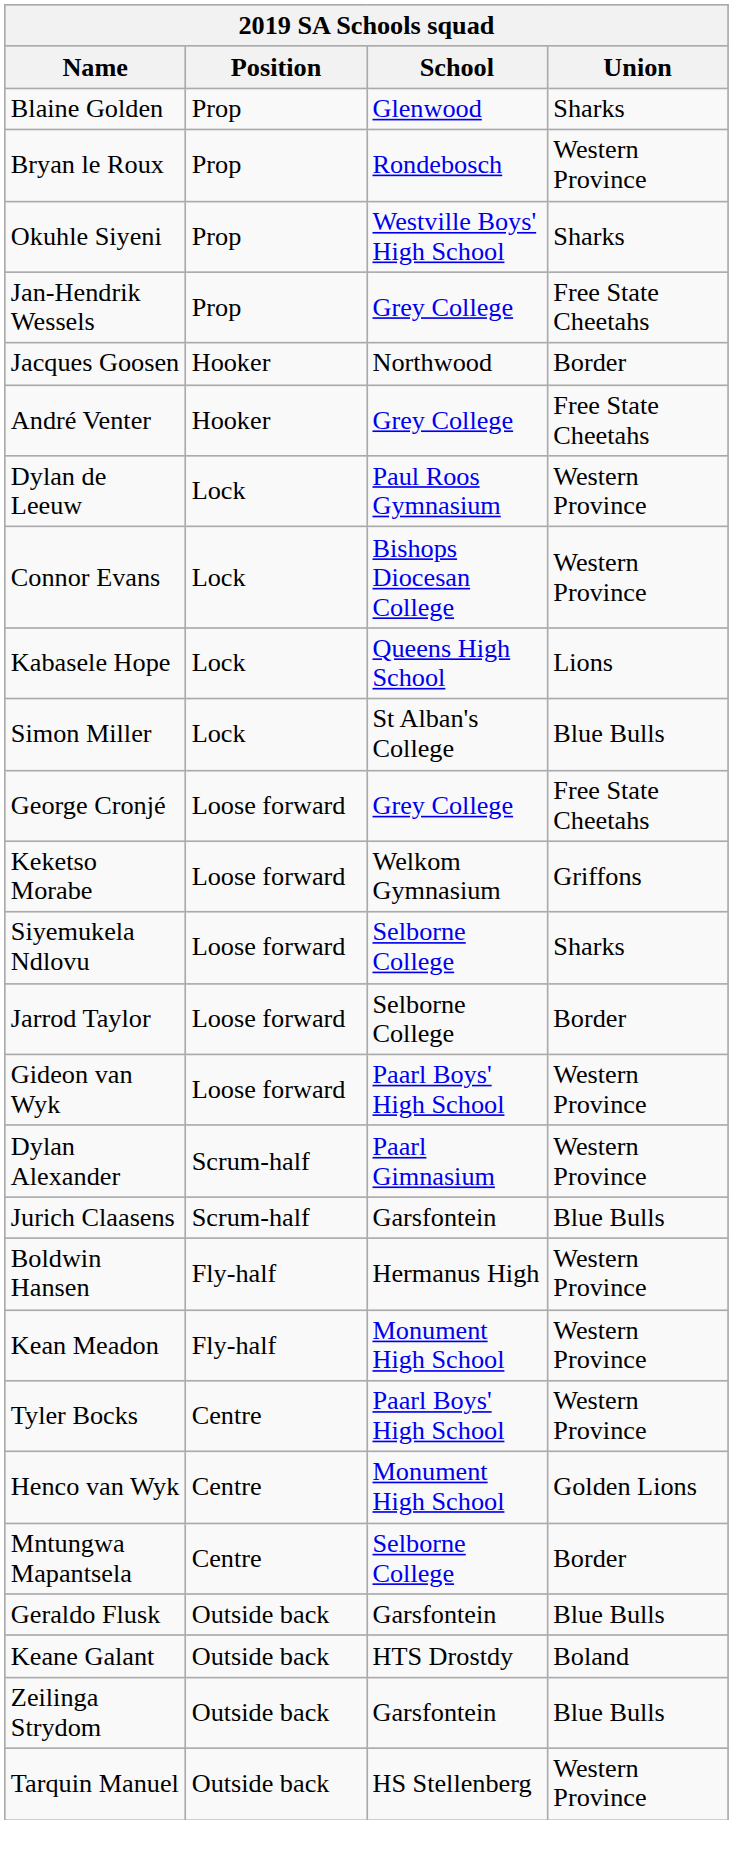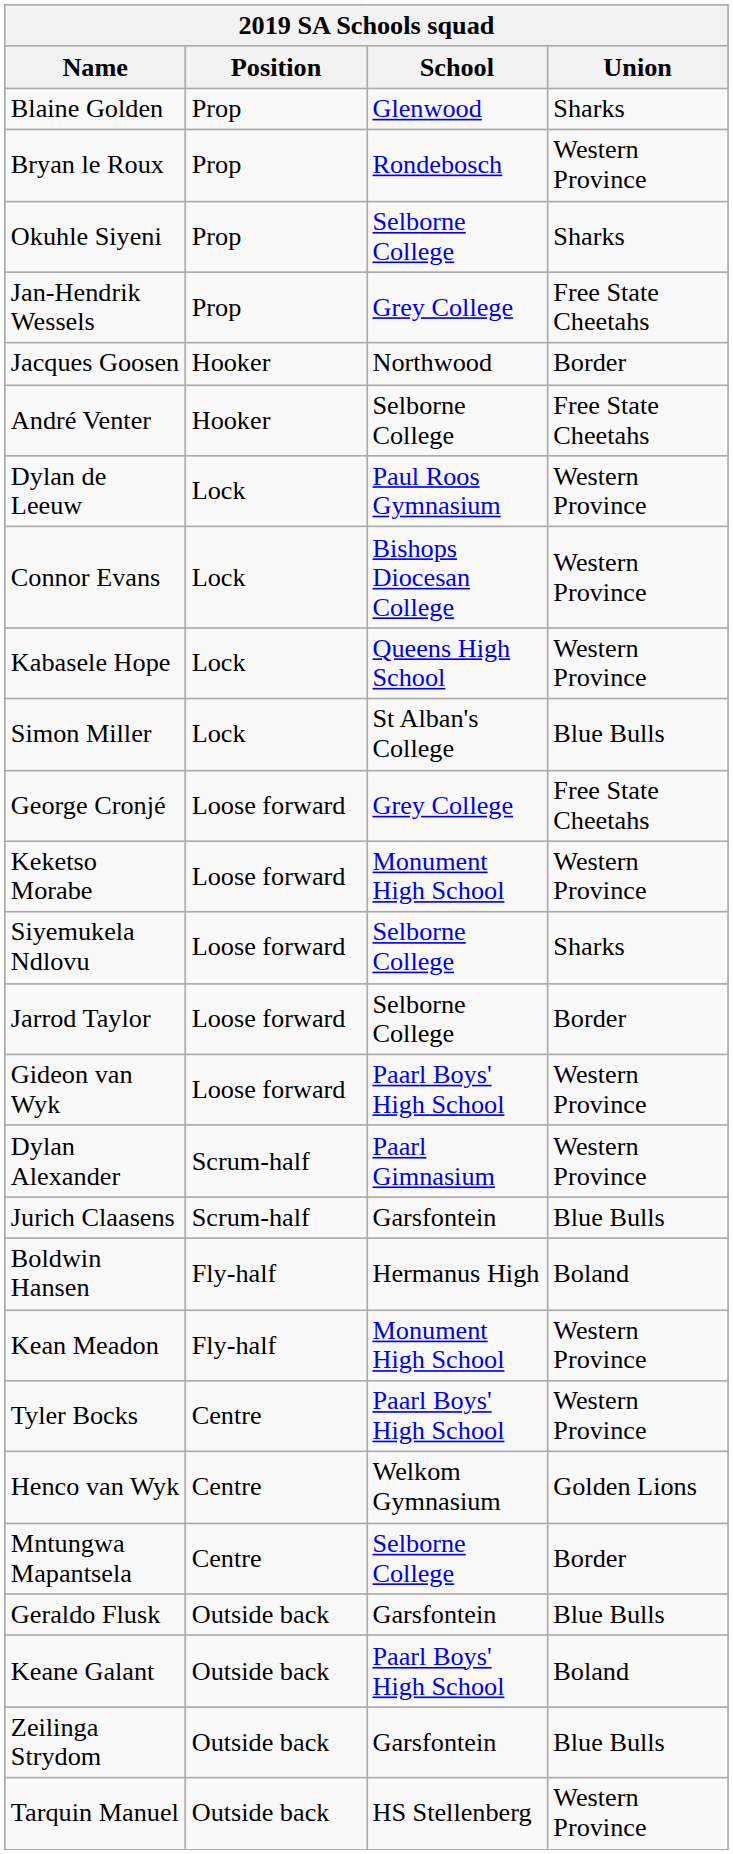(454, 236) Westville Boys' High School -> (419, 236) Selborne College
(443, 419) Grey College -> (419, 419) Selborne College
(583, 662) Lions -> (600, 662) Western Province
(437, 876) Welkom Gymnasium -> (438, 876) Monument High School
(598, 876) Griffons -> (600, 876) Western Province
(600, 1273) Western Province -> (591, 1273) Boland
(438, 1486) Monument High School -> (437, 1486) Welkom Gymnasium
(443, 1656) HTS Drostdy -> (438, 1670) Paarl Boys' High School
